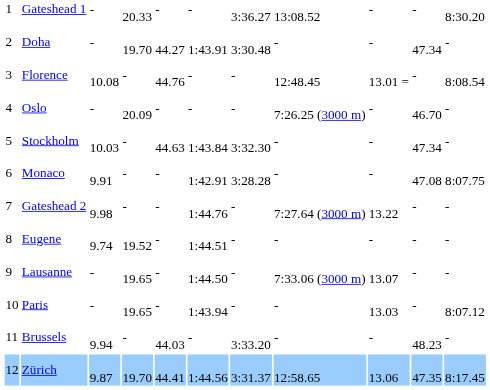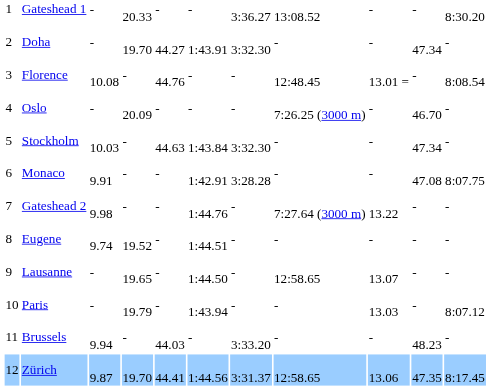(251, 49) 3:30.48 -> (251, 49) 3:32.30
(320, 279) 7:33.06 (3000 m) -> (297, 279) 12:58.65
(137, 311) 19.65 -> (137, 311) 19.79
